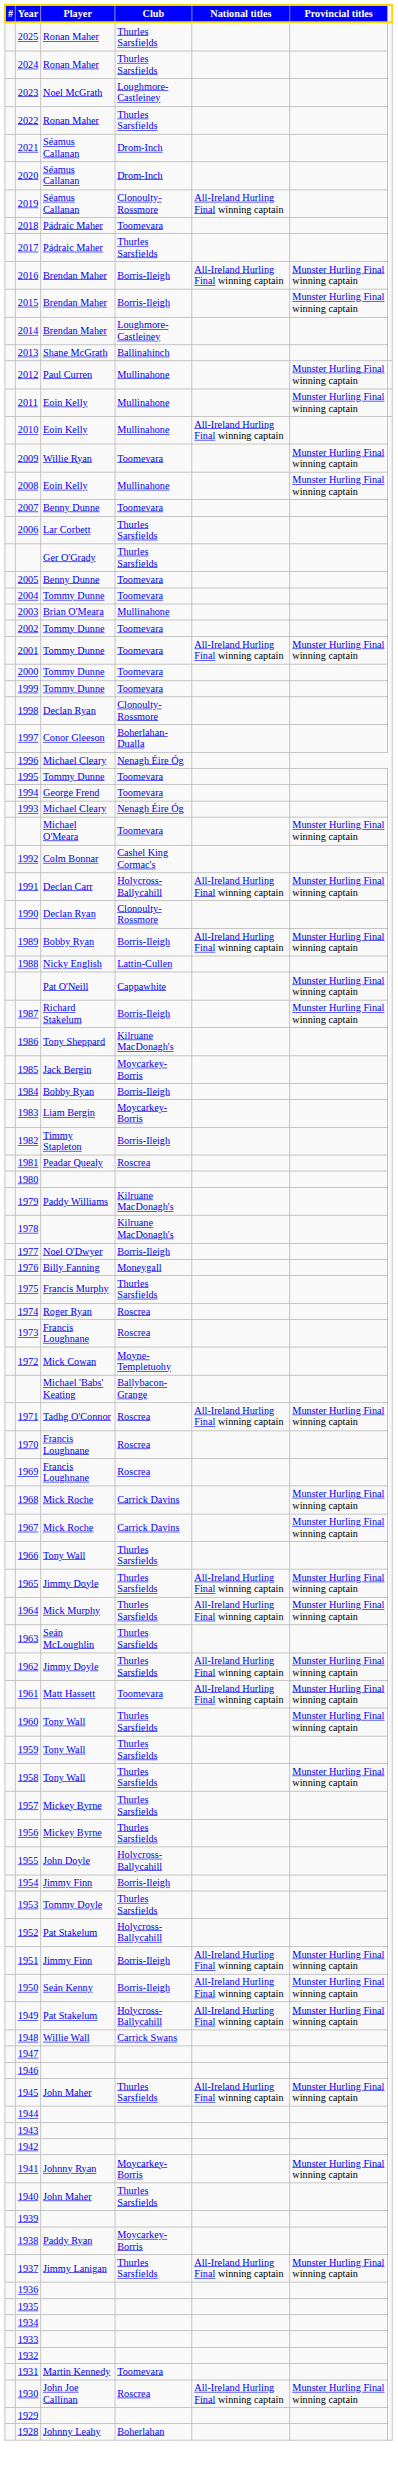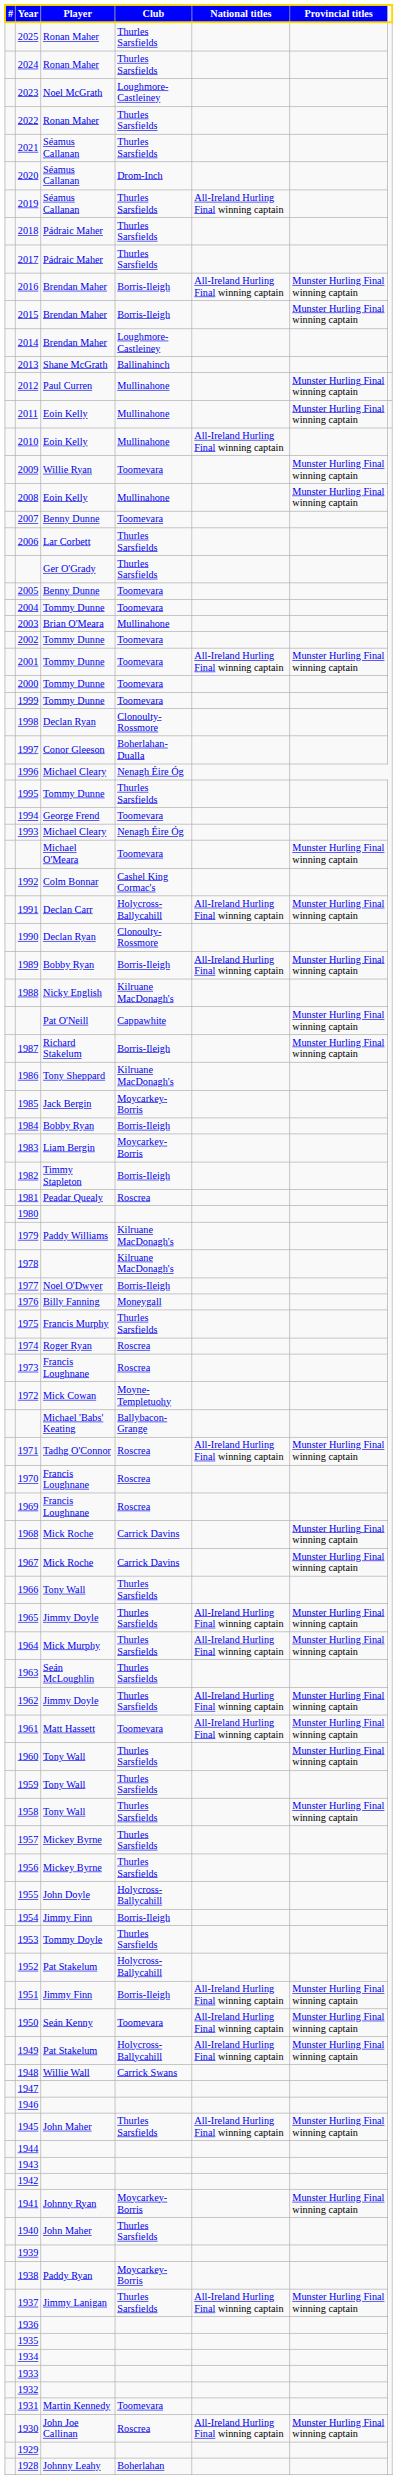(140, 148) Drom-Inch -> (137, 148) Thurles Sarsfields
(139, 203) Clonoulty-Rossmore -> (137, 203) Thurles Sarsfields
(140, 225) Toomevara -> (137, 231) Thurles Sarsfields
(140, 776) Toomevara -> (137, 794) Thurles Sarsfields
(145, 964) Lattin-Cullen -> (145, 993) Kilruane MacDonagh's
(144, 1988) Borris-Ileigh -> (140, 2022) Toomevara
